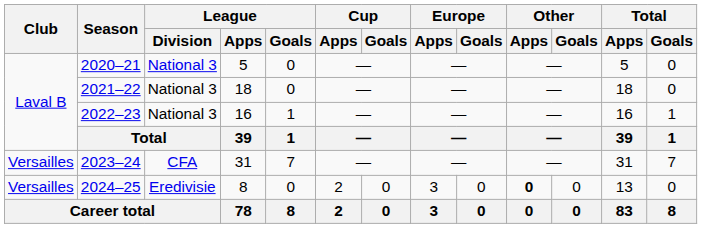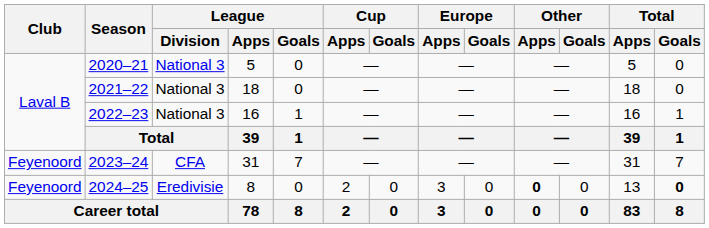(41, 162) Versailles -> (45, 162) Feyenoord
(41, 187) Versailles -> (45, 187) Feyenoord
(672, 187) normal -> (679, 187) bold
